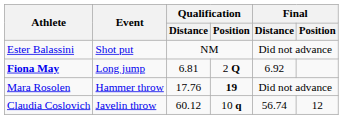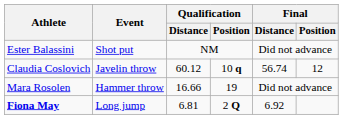rows swapped: (49, 105) <-> (33, 68)
(189, 87) 17.76 -> (189, 87) 16.66
(231, 87) bold -> (231, 87) normal
